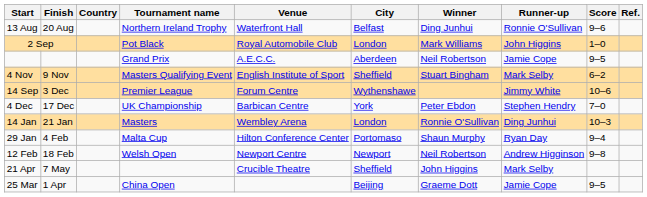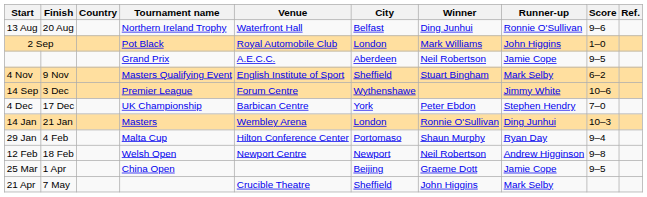rows swapped: (22, 184) <-> (21, 168)
